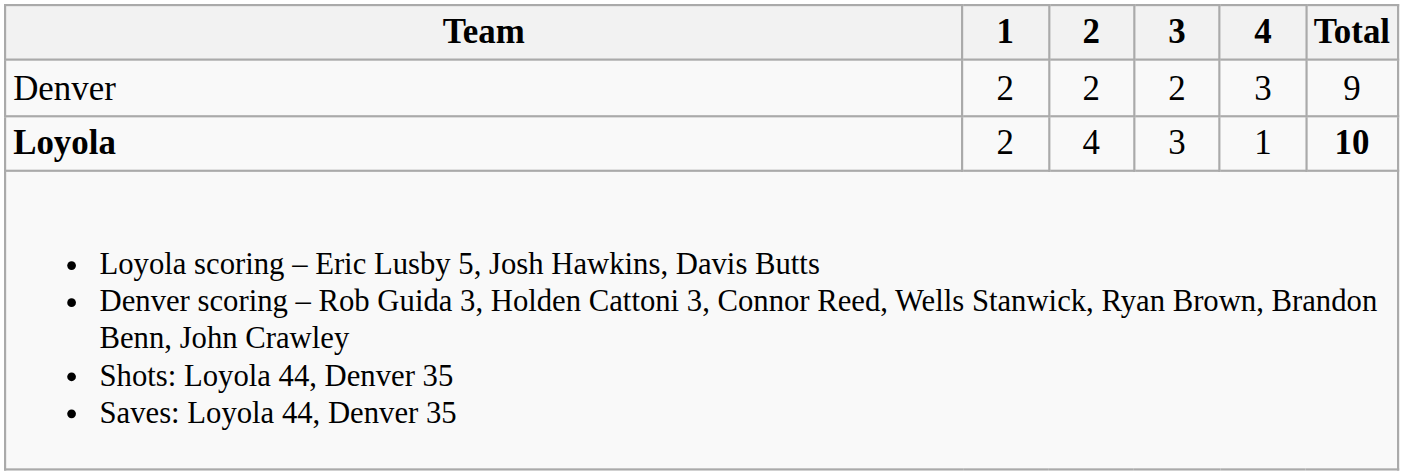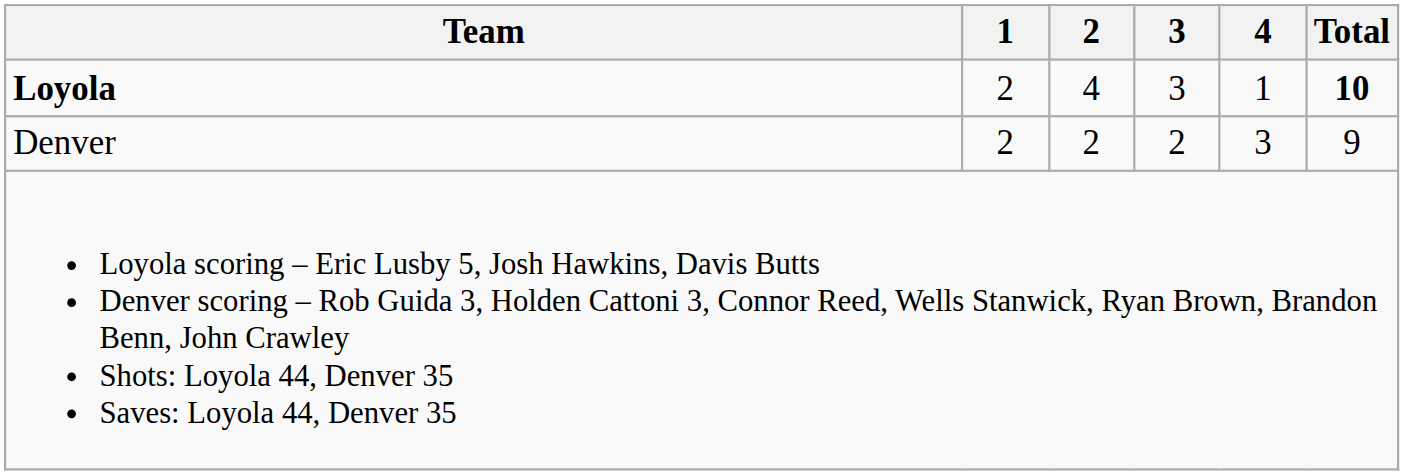rows swapped: (64, 142) <-> (64, 87)
